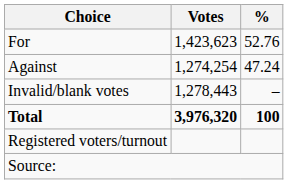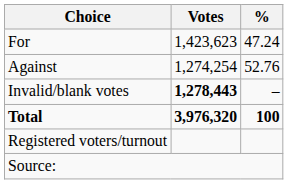(262, 41) 52.76 -> (262, 41) 47.24
(262, 66) 47.24 -> (262, 66) 52.76
(206, 91) normal -> (206, 91) bold
